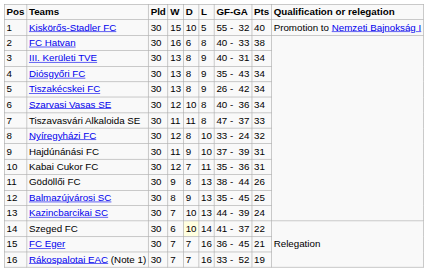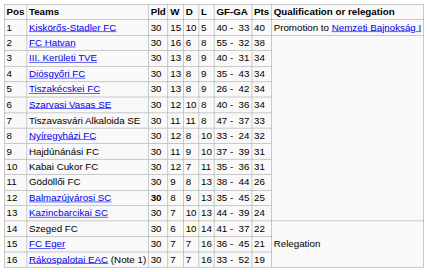(233, 27) 55 - 32 -> (233, 27) 40 - 33
(233, 43) 40 - 33 -> (233, 43) 55 - 32
(156, 197) normal -> (156, 197) bold
